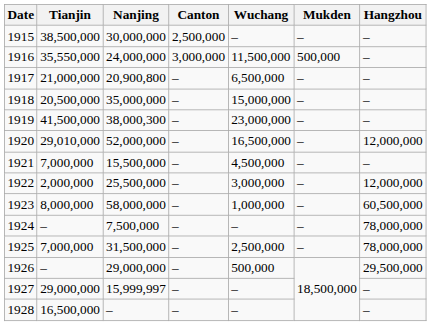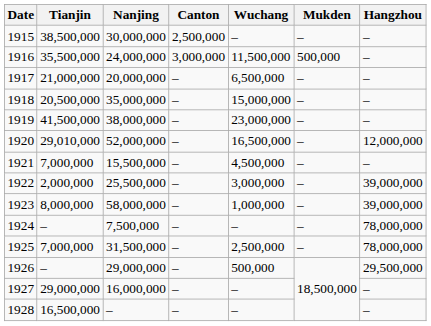(70, 57) 35,550,000 -> (70, 57) 35,500,000
(136, 78) 20,900,800 -> (136, 78) 20,000,000
(136, 120) 38,000,300 -> (136, 120) 38,000,000
(393, 183) 12,000,000 -> (393, 183) 39,000,000
(393, 204) 60,500,000 -> (393, 204) 39,000,000
(136, 288) 15,999,997 -> (136, 288) 16,000,000
